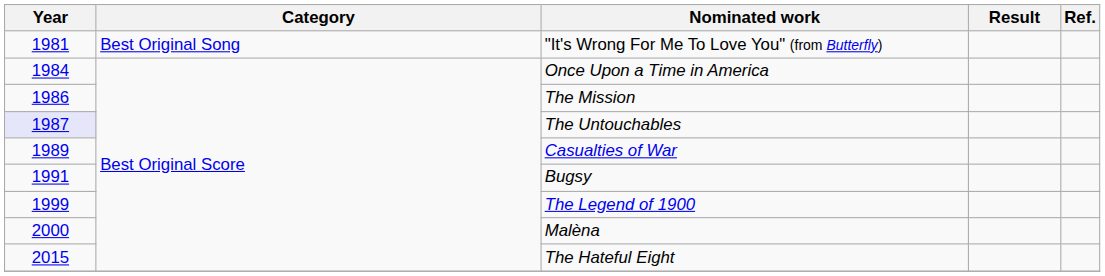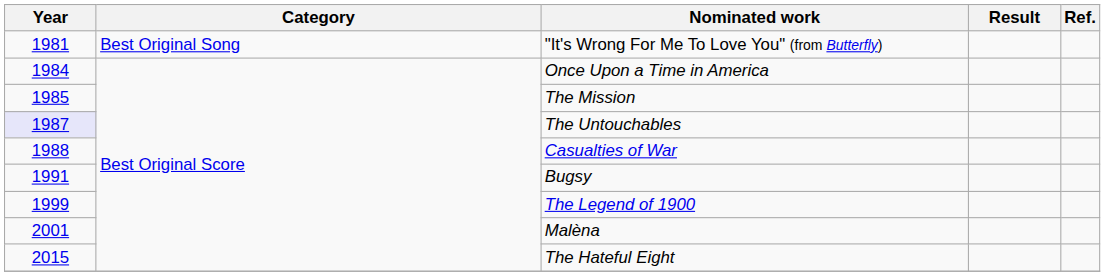(50, 97) 1986 -> (50, 97) 1985
(50, 151) 1989 -> (50, 151) 1988
(50, 230) 2000 -> (50, 230) 2001
